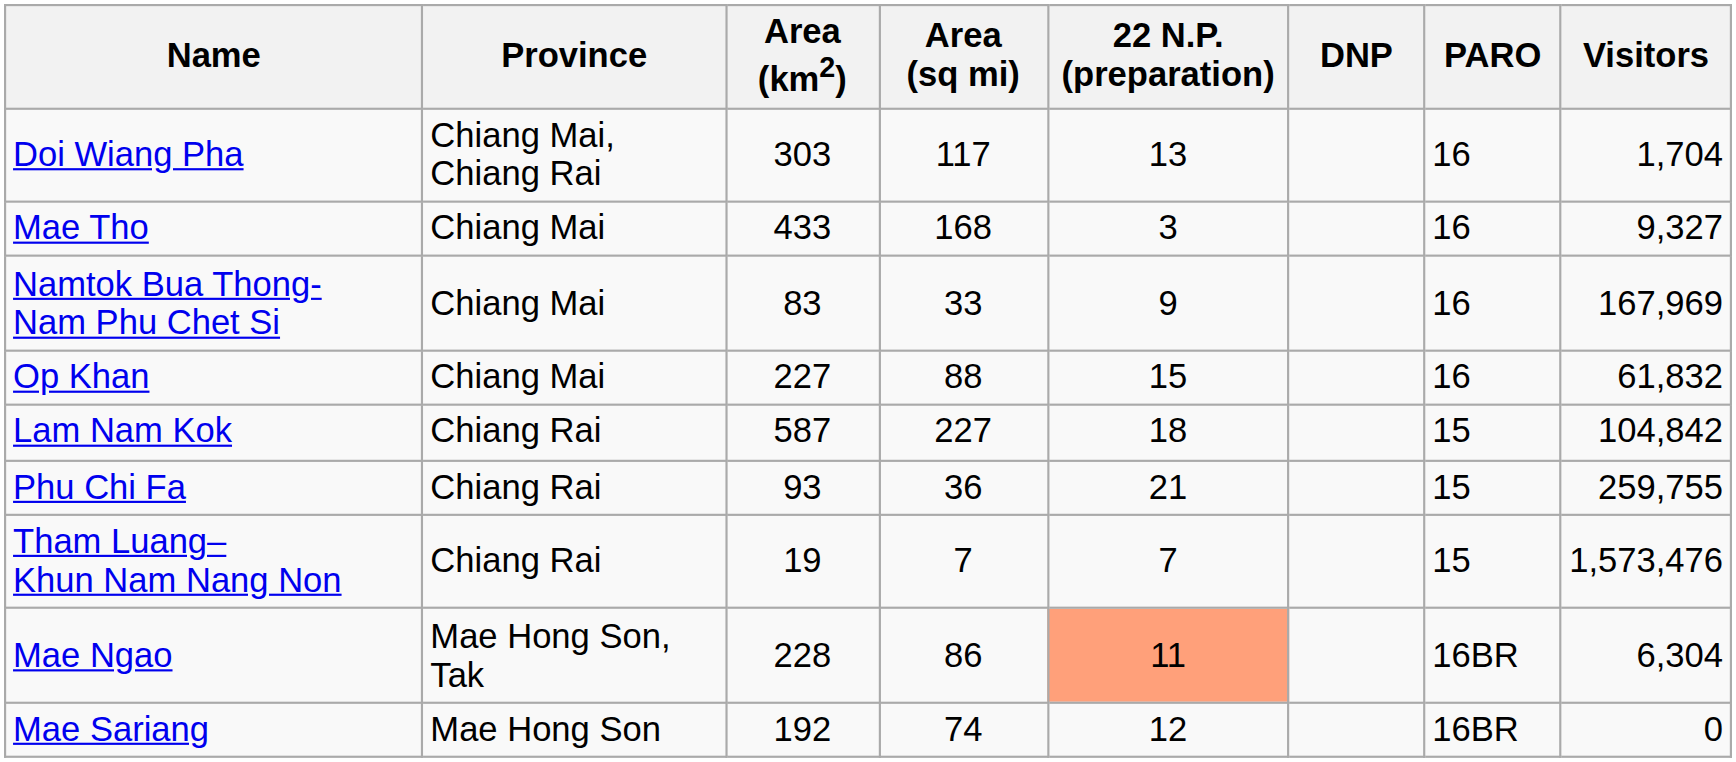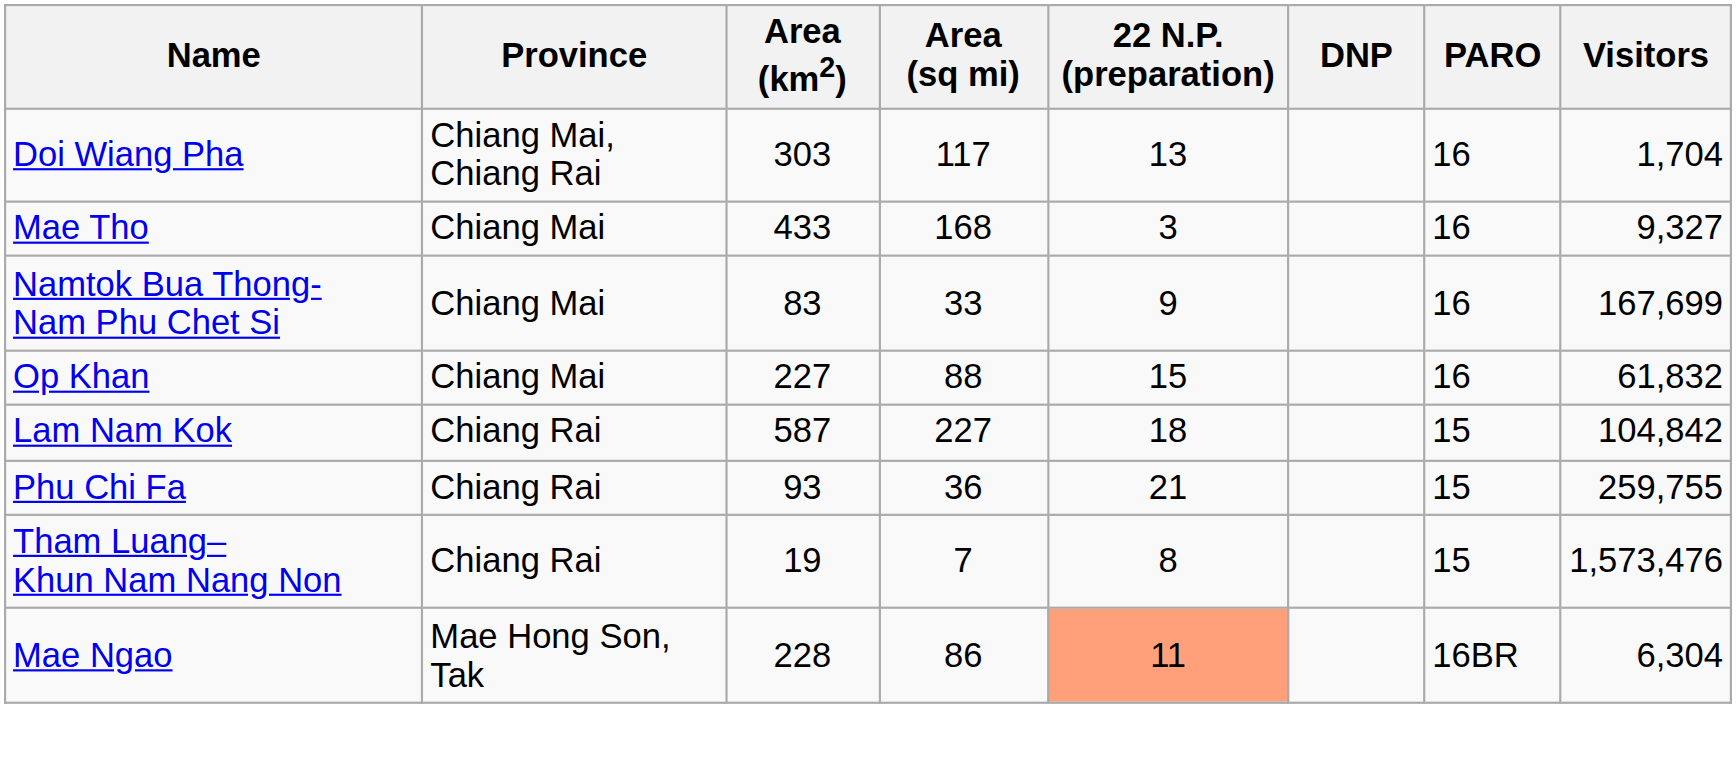(1660, 302) 167,969 -> (1660, 302) 167,699
(1168, 561) 7 -> (1168, 561) 8
- row: (111, 728)
